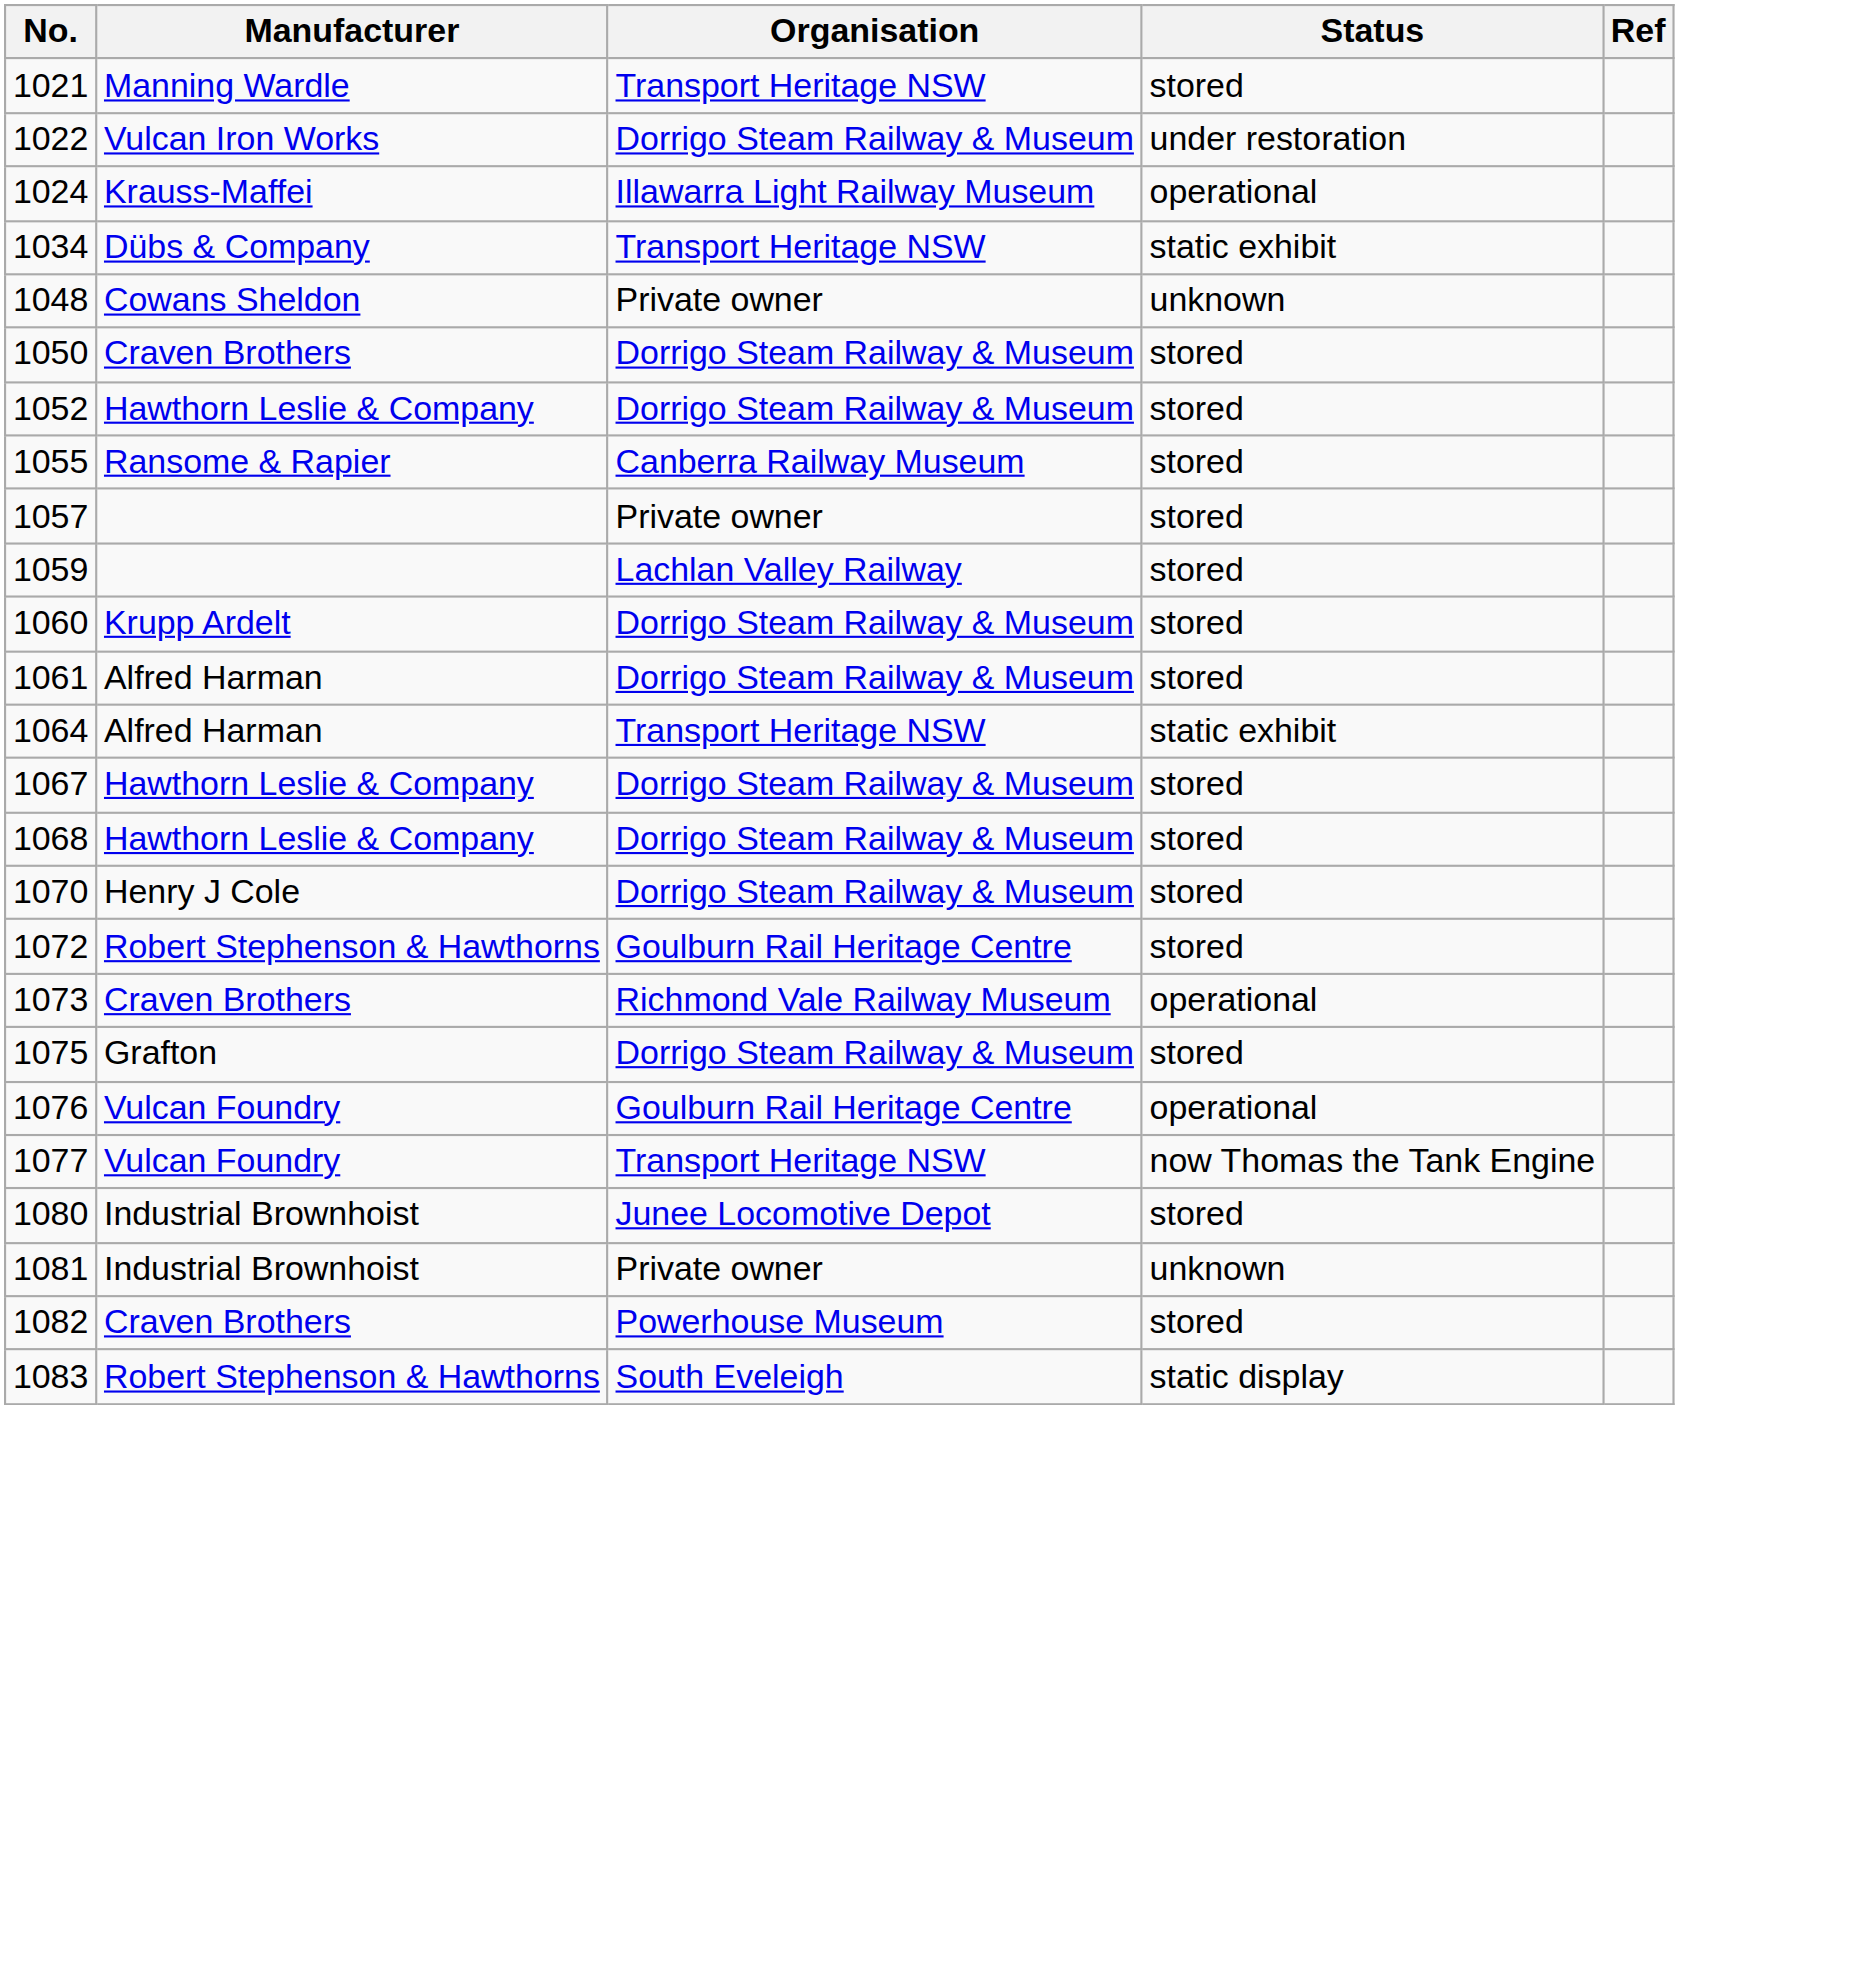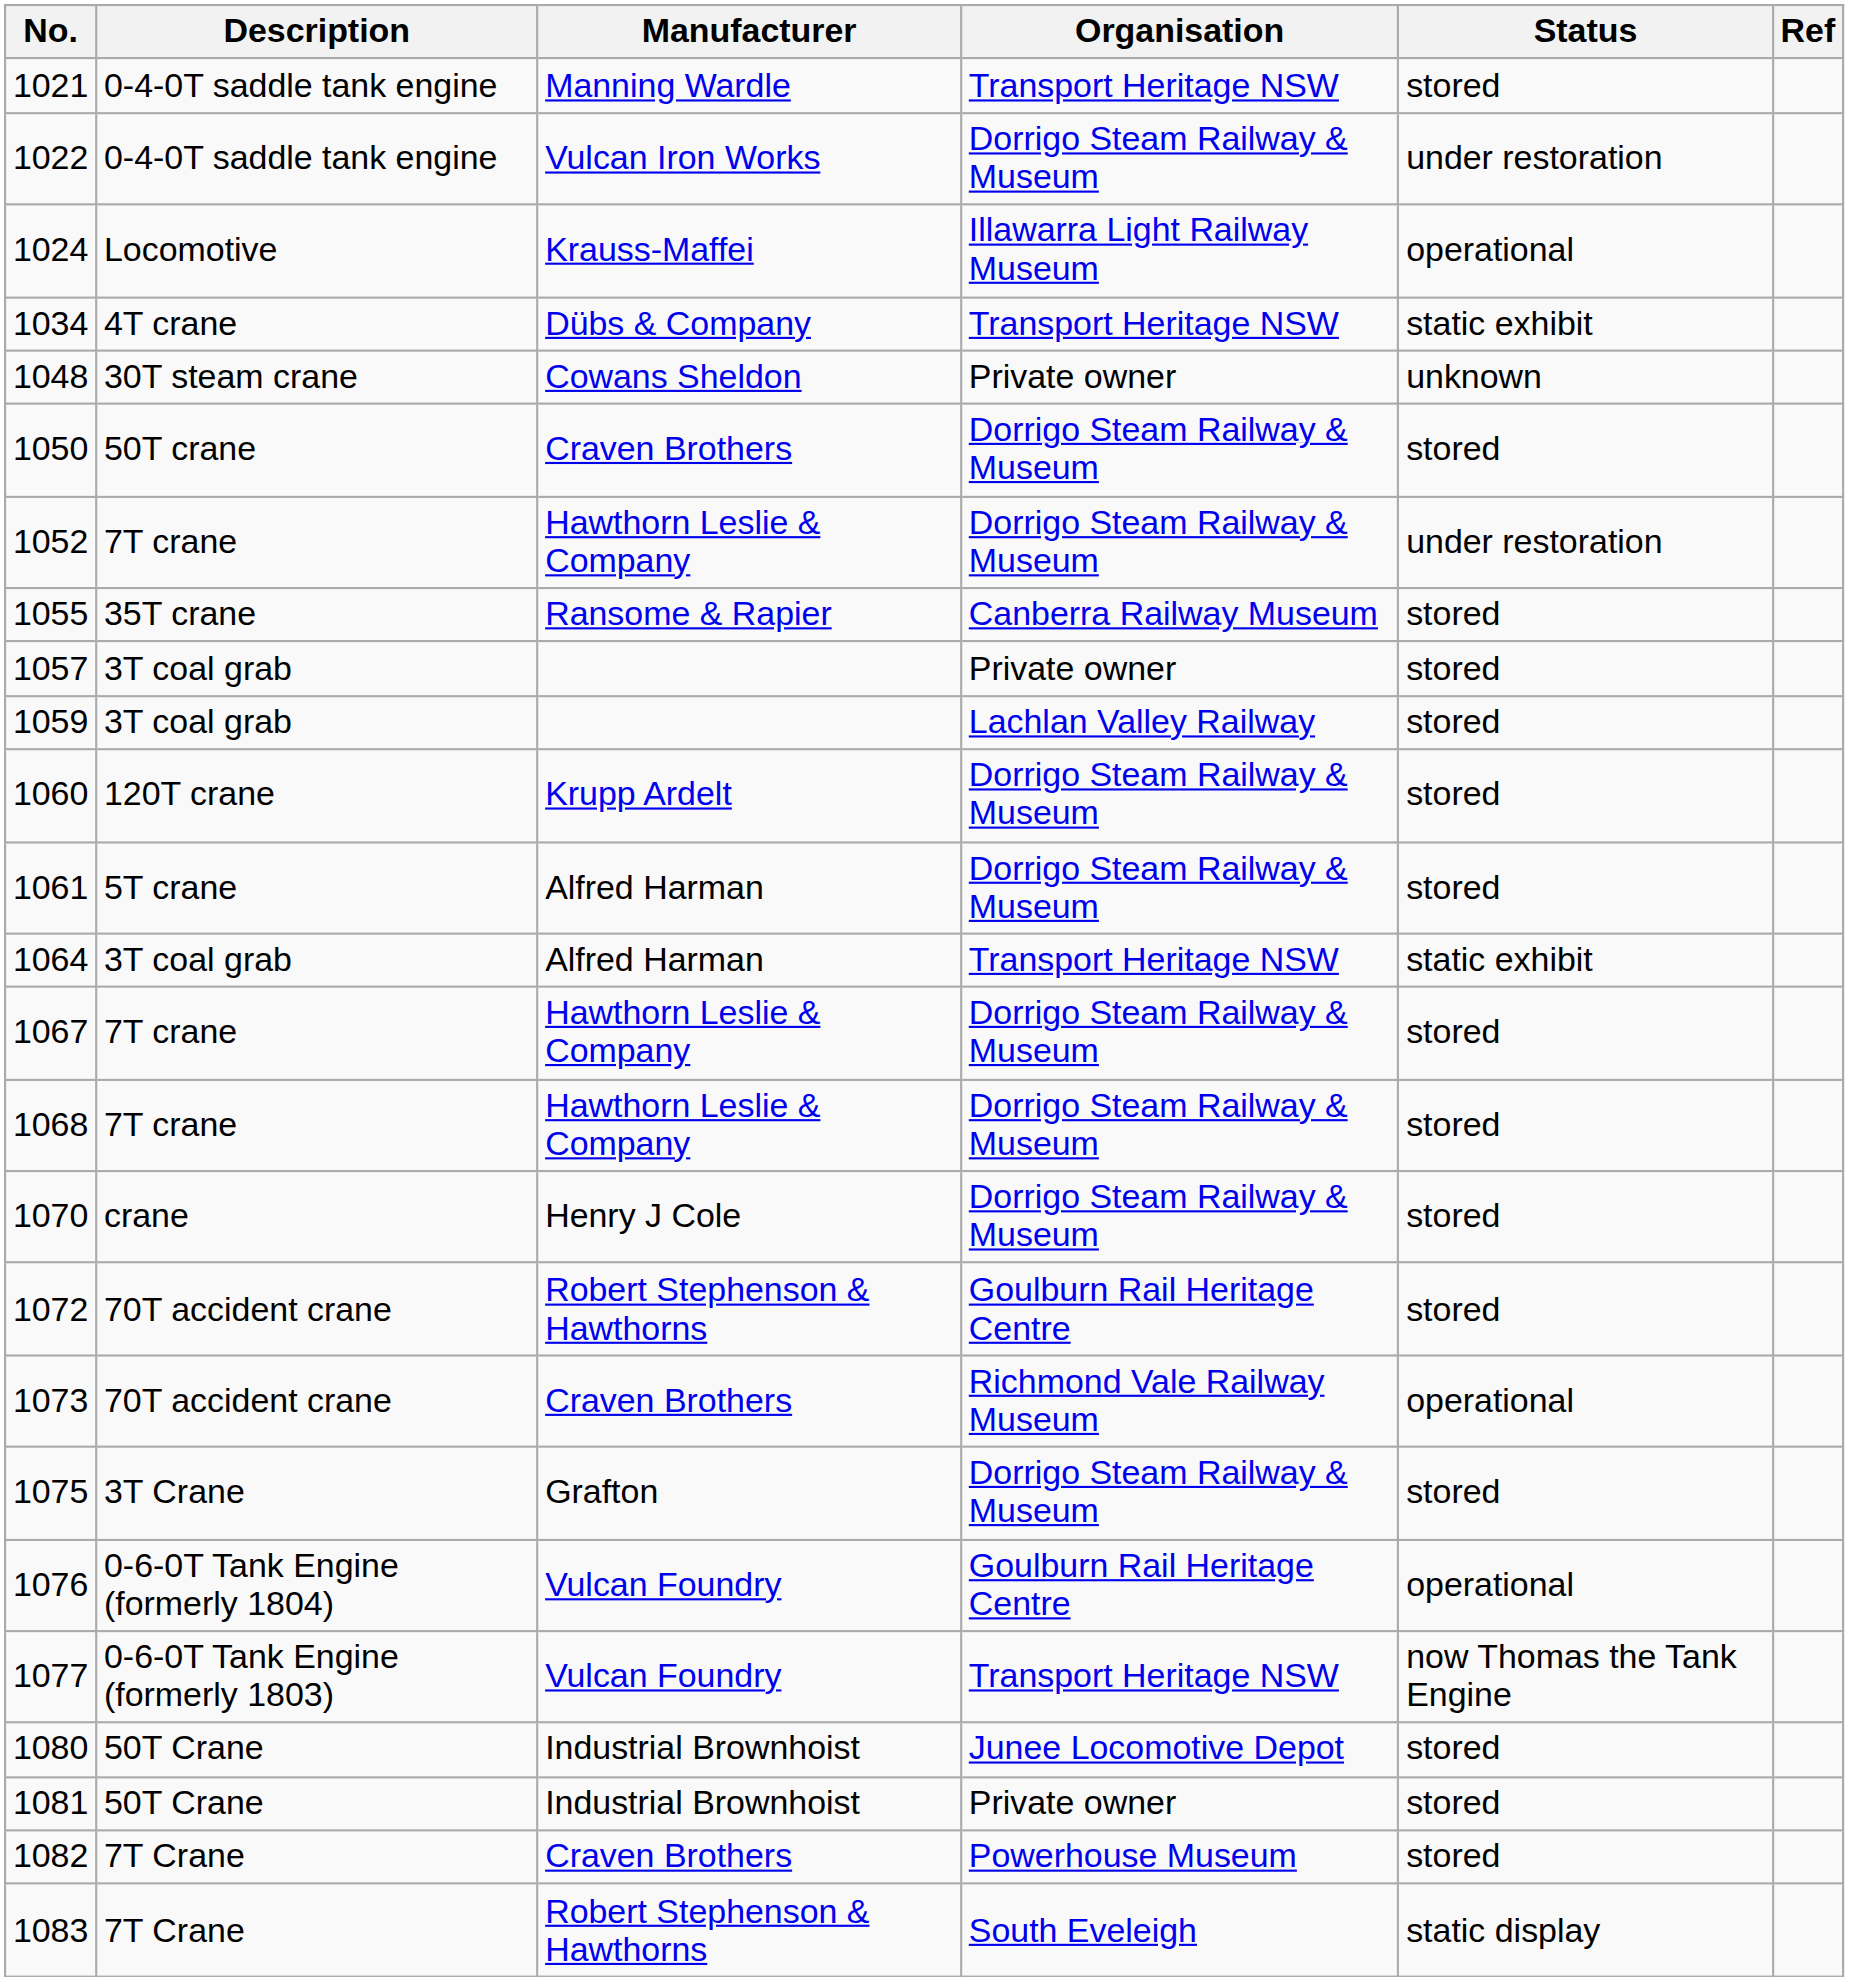+ column: (317, 31)
(1197, 407) stored -> (1534, 541) under restoration
(1217, 1268) unknown -> (1453, 1802) stored
